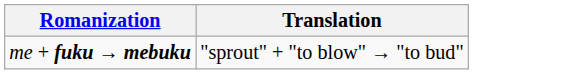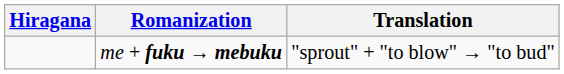+ column: (50, 20)
